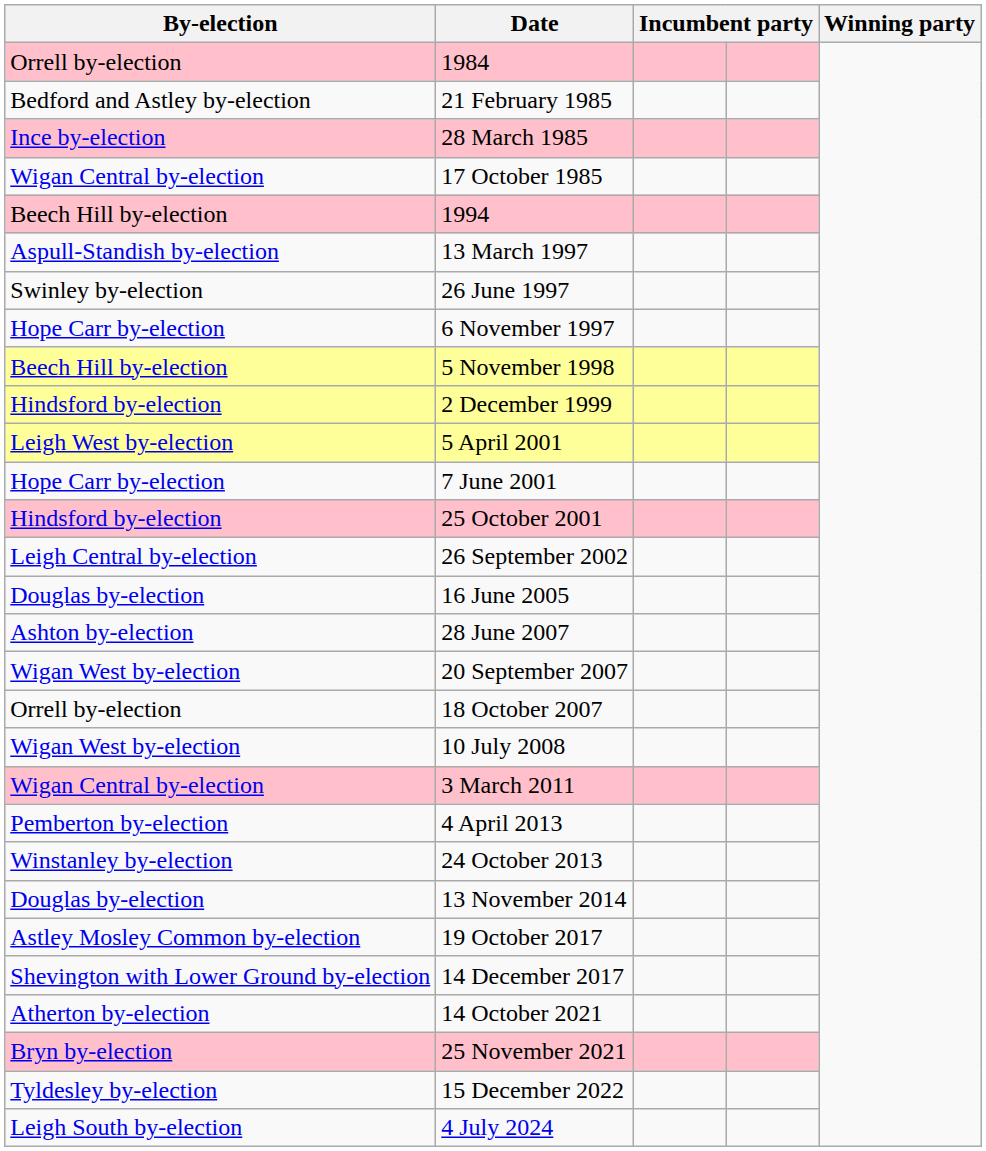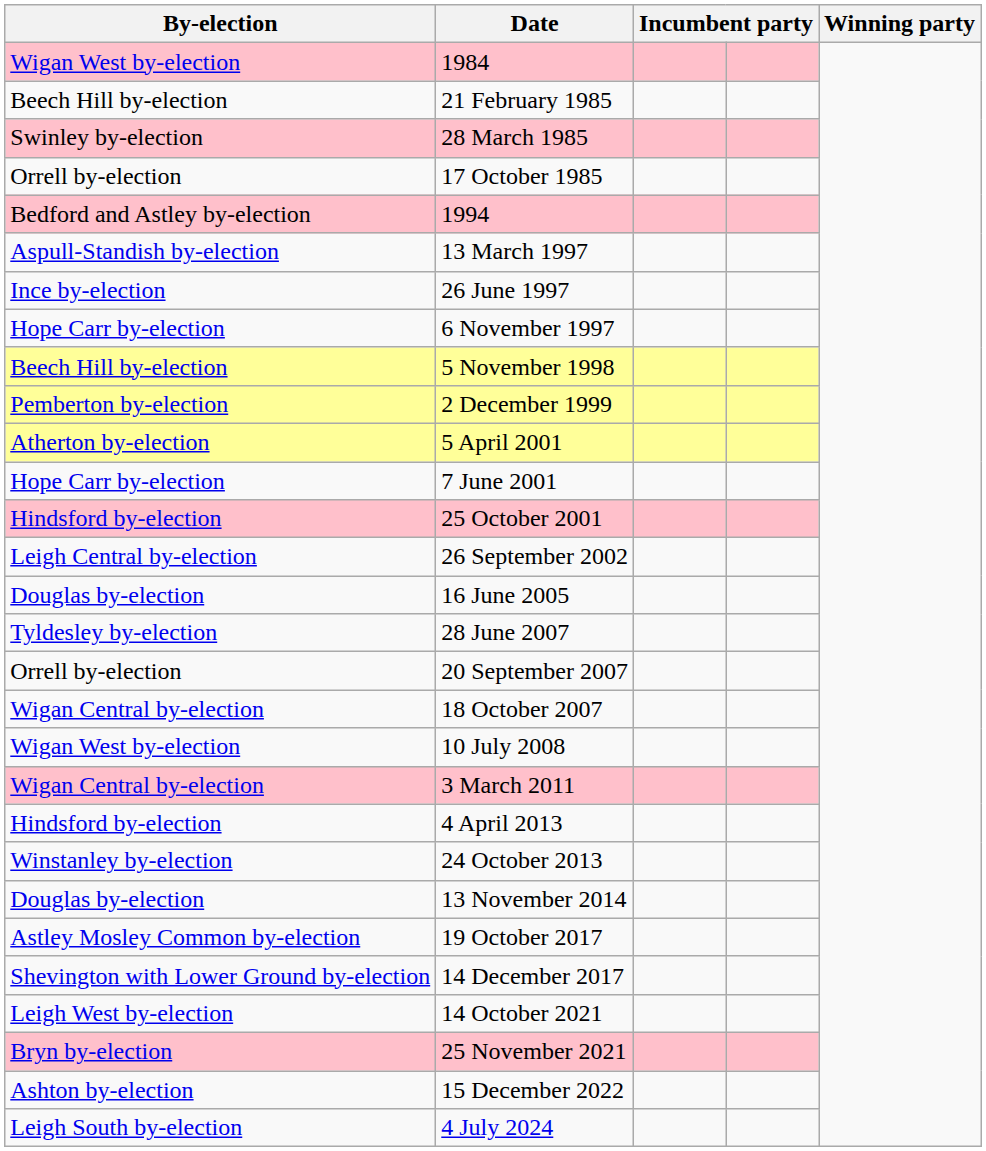(96, 61) Orrell by-election -> (125, 61) Wigan West by-election
(161, 99) Bedford and Astley by-election -> (119, 99) Beech Hill by-election
(88, 137) Ince by-election -> (107, 137) Swinley by-election
(137, 175) Wigan Central by-election -> (96, 175) Orrell by-election
(119, 213) Beech Hill by-election -> (161, 213) Bedford and Astley by-election
(107, 289) Swinley by-election -> (88, 289) Ince by-election
(116, 404) Hindsford by-election -> (119, 404) Pemberton by-election
(122, 442) Leigh West by-election -> (110, 442) Atherton by-election
(102, 632) Ashton by-election -> (114, 632) Tyldesley by-election
(125, 670) Wigan West by-election -> (96, 670) Orrell by-election
(96, 708) Orrell by-election -> (137, 708) Wigan Central by-election
(119, 822) Pemberton by-election -> (116, 822) Hindsford by-election
(110, 1013) Atherton by-election -> (122, 1013) Leigh West by-election
(114, 1089) Tyldesley by-election -> (102, 1089) Ashton by-election
